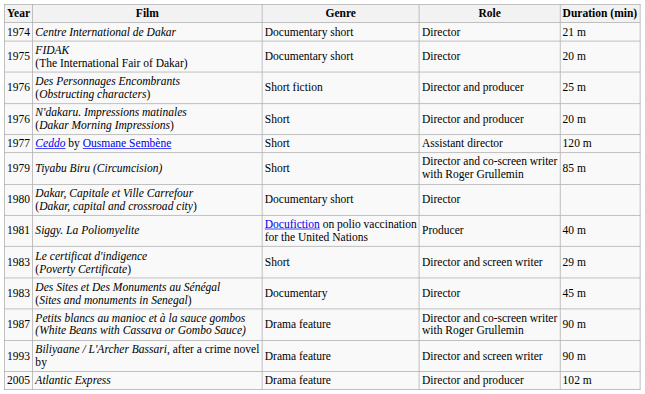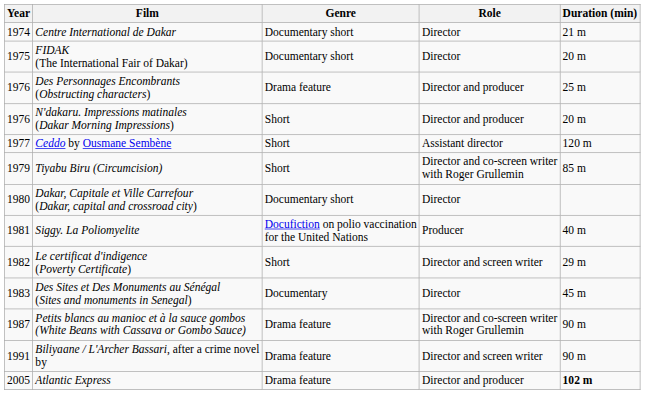(294, 87) Short fiction -> (298, 87) Drama feature
(19, 262) 1983 -> (19, 262) 1982
(19, 355) 1993 -> (19, 355) 1991
(577, 380) normal -> (577, 380) bold
